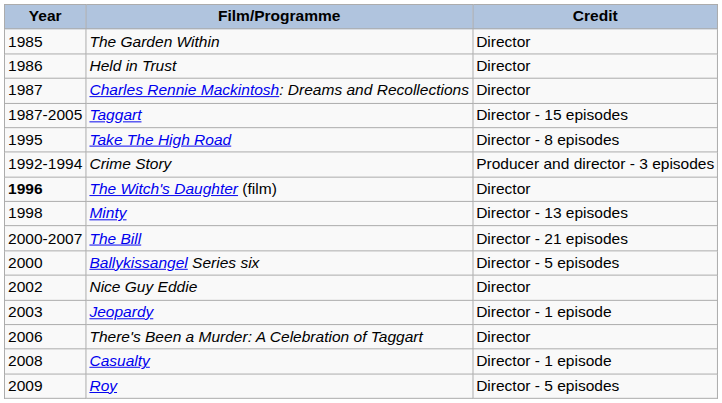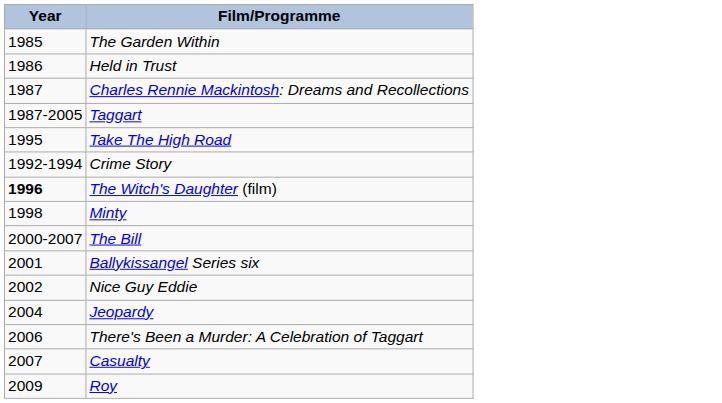- column: (595, 16)
(25, 262) 2000 -> (25, 262) 2001
(25, 312) 2003 -> (25, 312) 2004
(25, 361) 2008 -> (25, 361) 2007
